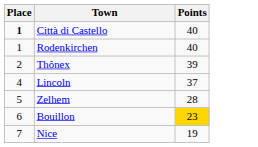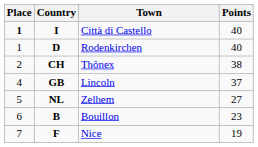+ column: (56, 13)
(192, 64) 39 -> (236, 64) 38
(192, 99) 28 -> (236, 99) 27
(192, 116) gold background -> (236, 116) no background
